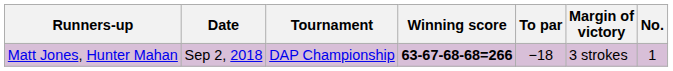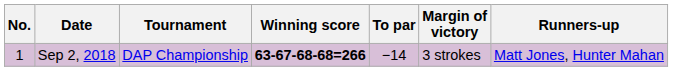columns swapped: (652, 24) <-> (93, 24)
(541, 55) −18 -> (394, 55) −14
